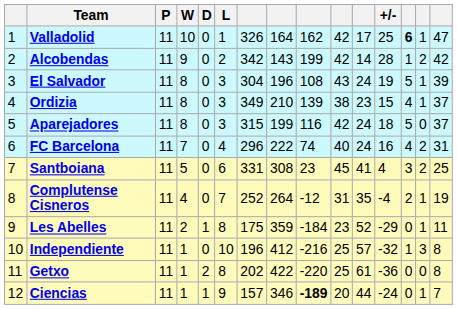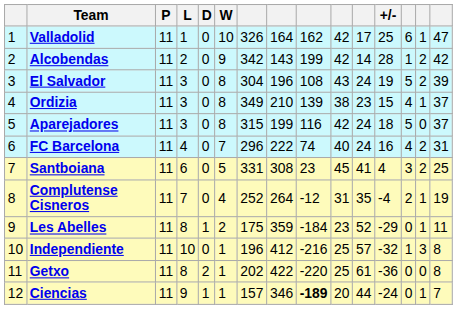columns swapped: (187, 15) <-> (226, 15)
(409, 37) bold -> (409, 37) normal
(423, 81) 1 -> (423, 81) 2
